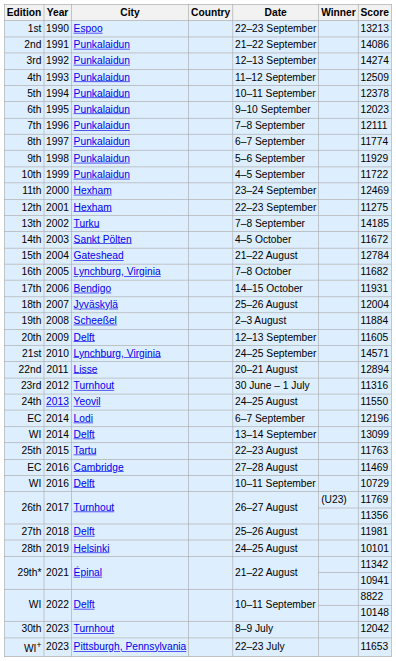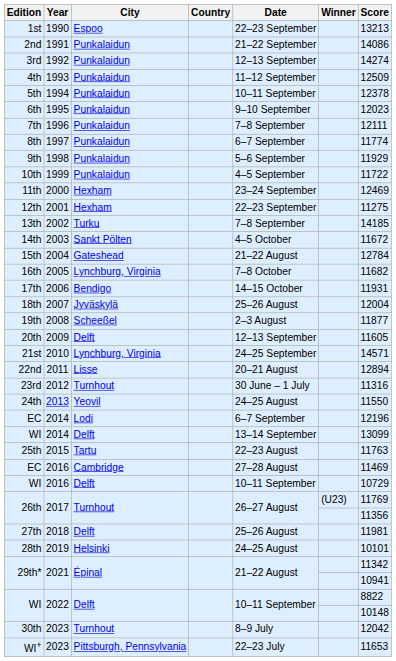(374, 321) 11884 -> (374, 321) 11877
